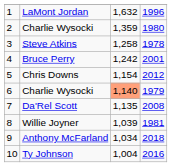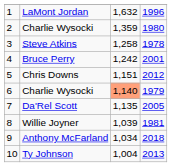(125, 75) 1,154 -> (125, 75) 1,151
(153, 106) 2008 -> (153, 106) 2005
(153, 153) 2016 -> (153, 153) 2013
